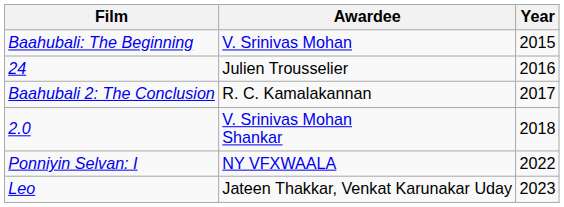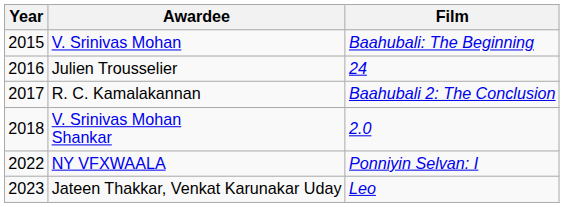columns swapped: (538, 17) <-> (112, 17)
